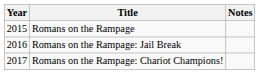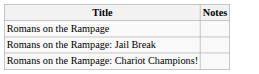- column: (17, 12)
